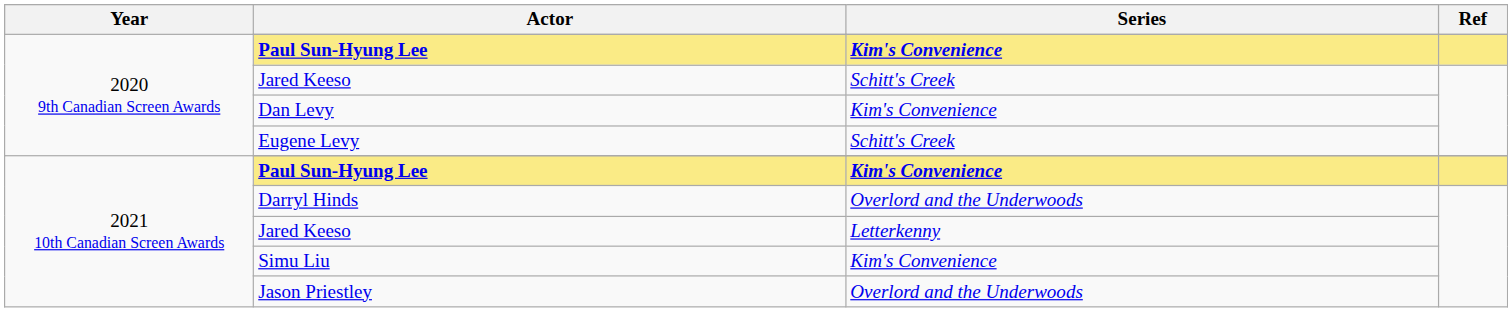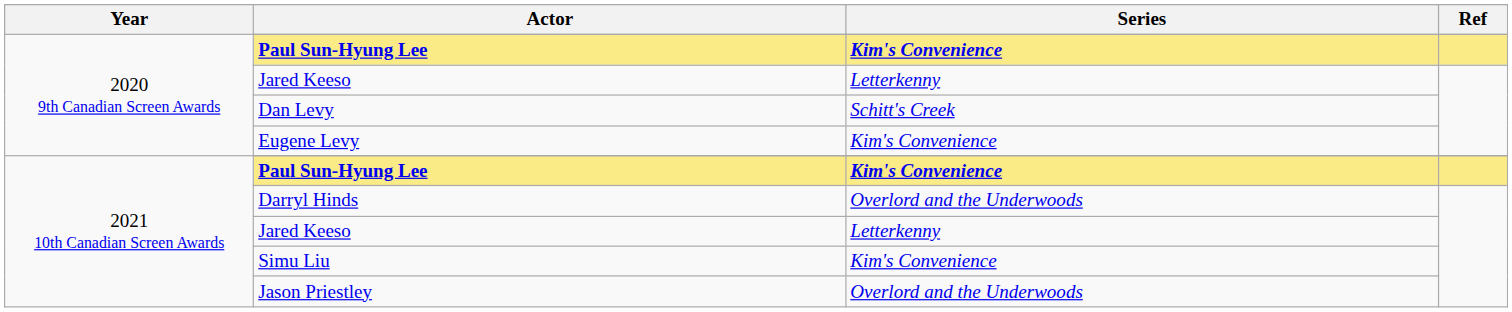(902, 79) Schitt's Creek -> (895, 79) Letterkenny
(923, 110) Kim's Convenience -> (902, 110) Schitt's Creek
(902, 140) Schitt's Creek -> (923, 140) Kim's Convenience
